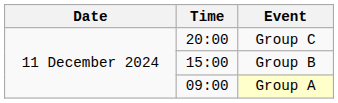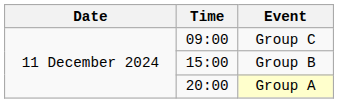(207, 40) 20:00 -> (207, 40) 09:00
(207, 86) 09:00 -> (207, 86) 20:00
